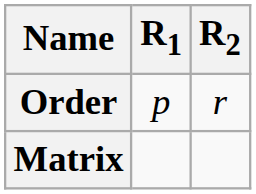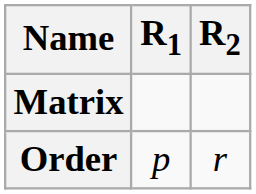rows swapped: (69, 101) <-> (69, 159)
